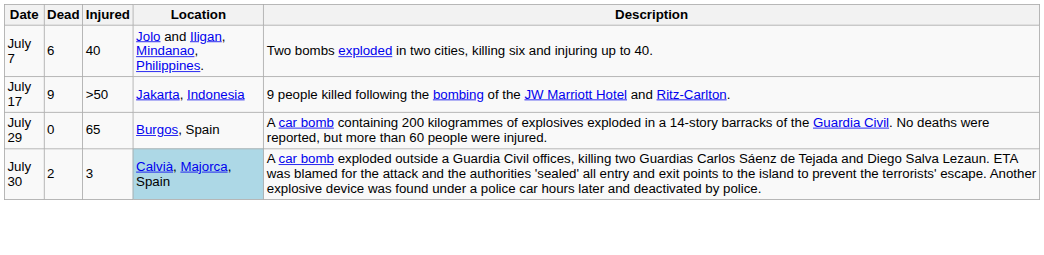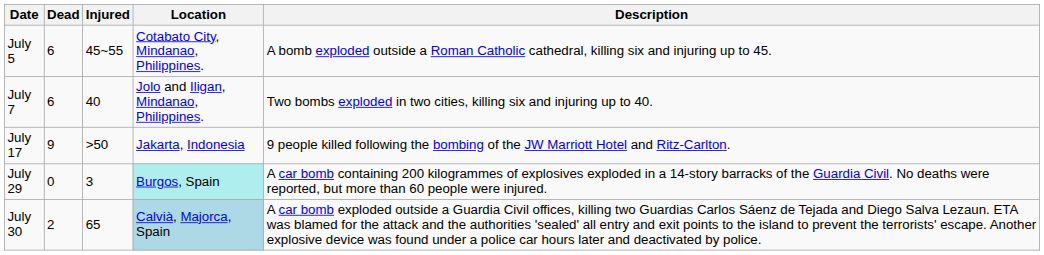+ row: (19, 51)
(93, 130) 65 -> (89, 181) 3
(178, 130) no background -> (178, 181) paleturquoise background
(89, 173) 3 -> (93, 224) 65
